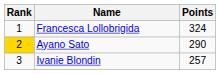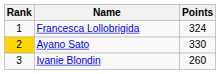(198, 45) 290 -> (198, 45) 330
(198, 61) 257 -> (198, 61) 260
